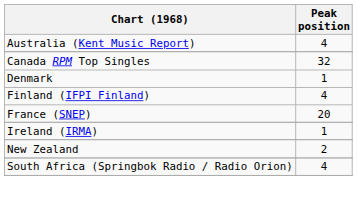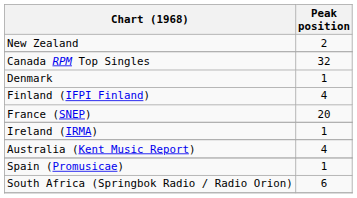rows swapped: (101, 43) <-> (43, 149)
+ row: (65, 166)
(324, 166) 4 -> (324, 184) 6
